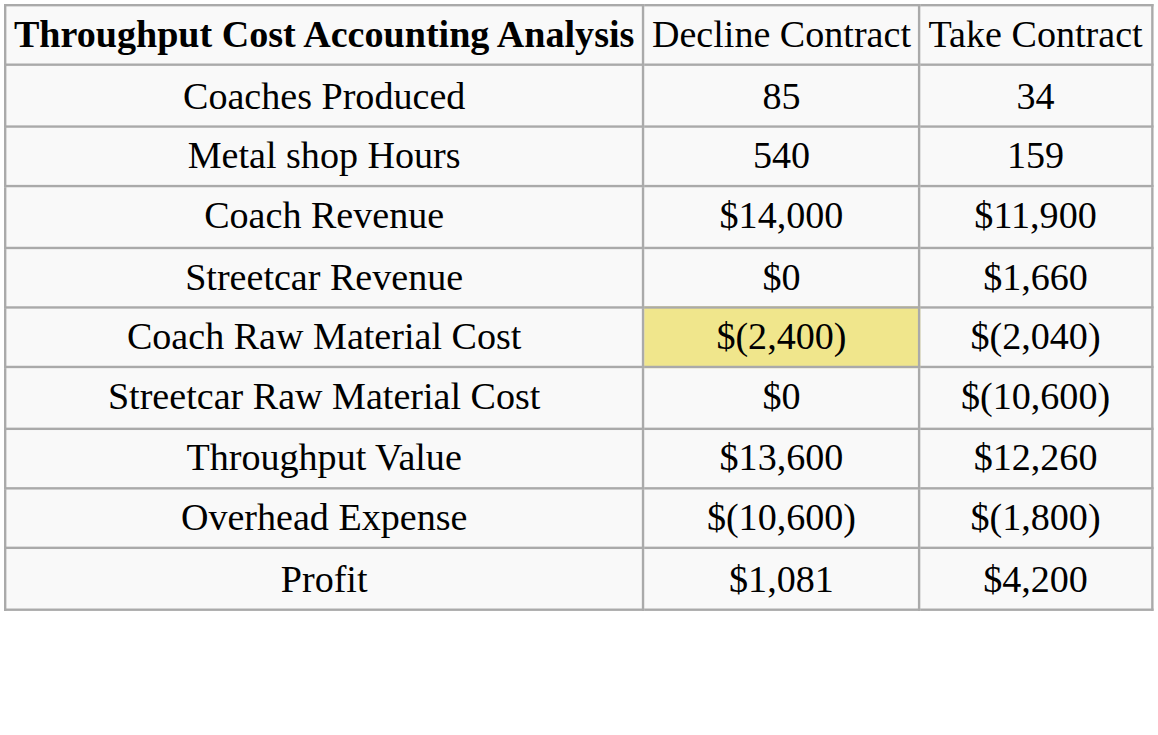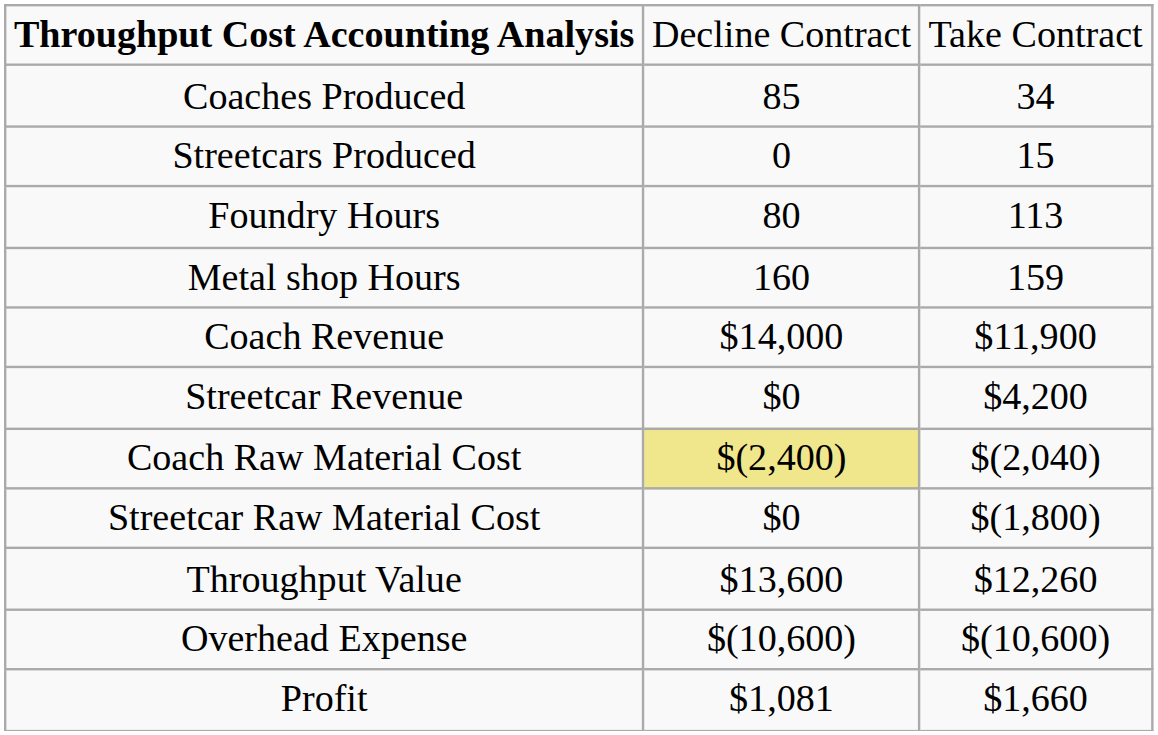+ row: (324, 155)
+ row: (324, 215)
(781, 155) 540 -> (781, 276) 160
(1036, 276) $1,660 -> (1036, 397) $4,200
(1036, 397) $(10,600) -> (1036, 517) $(1,800)
(1036, 517) $(1,800) -> (1036, 638) $(10,600)
(1036, 578) $4,200 -> (1036, 699) $1,660
